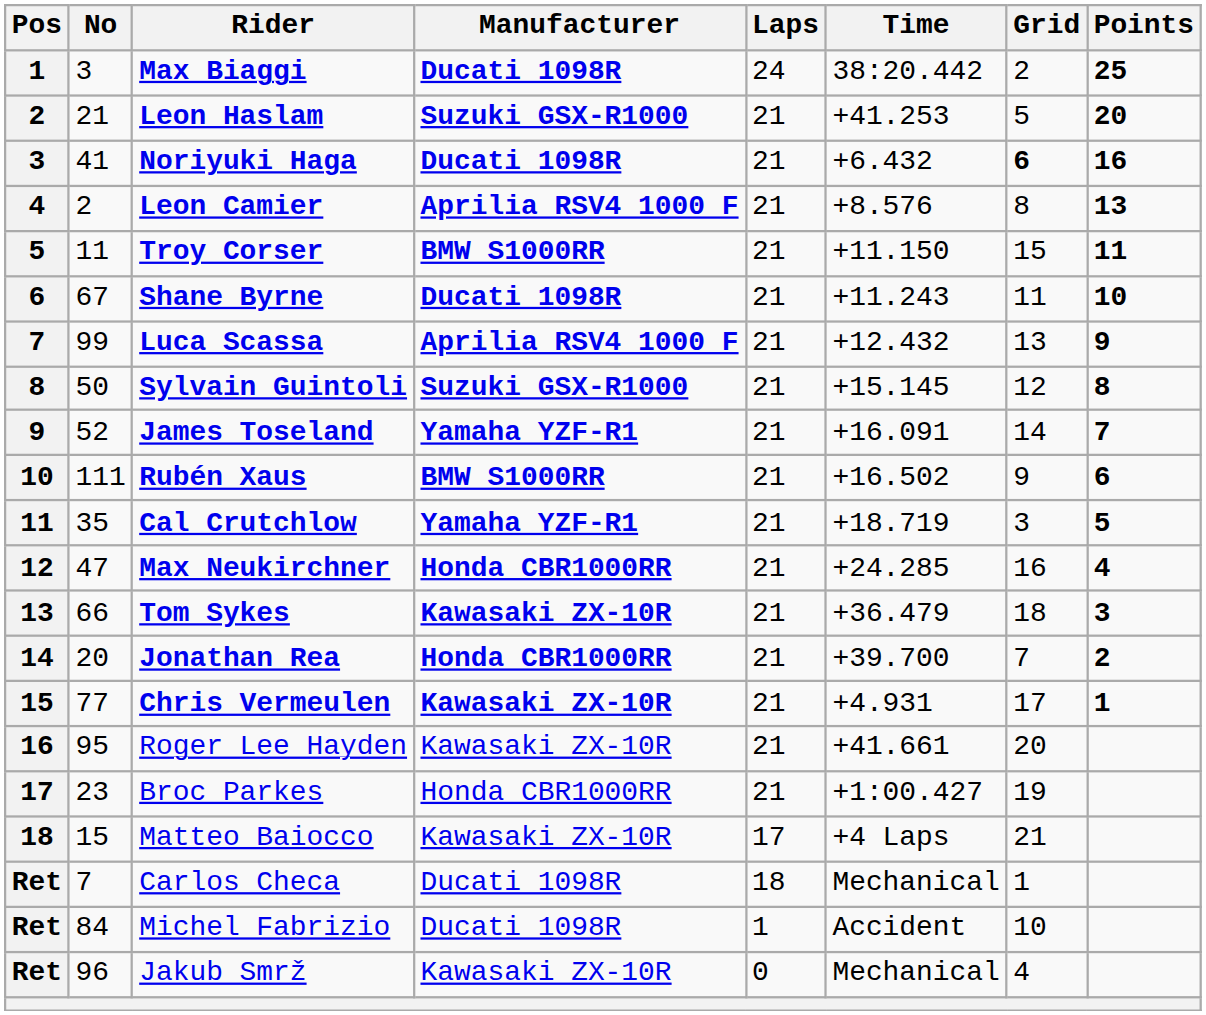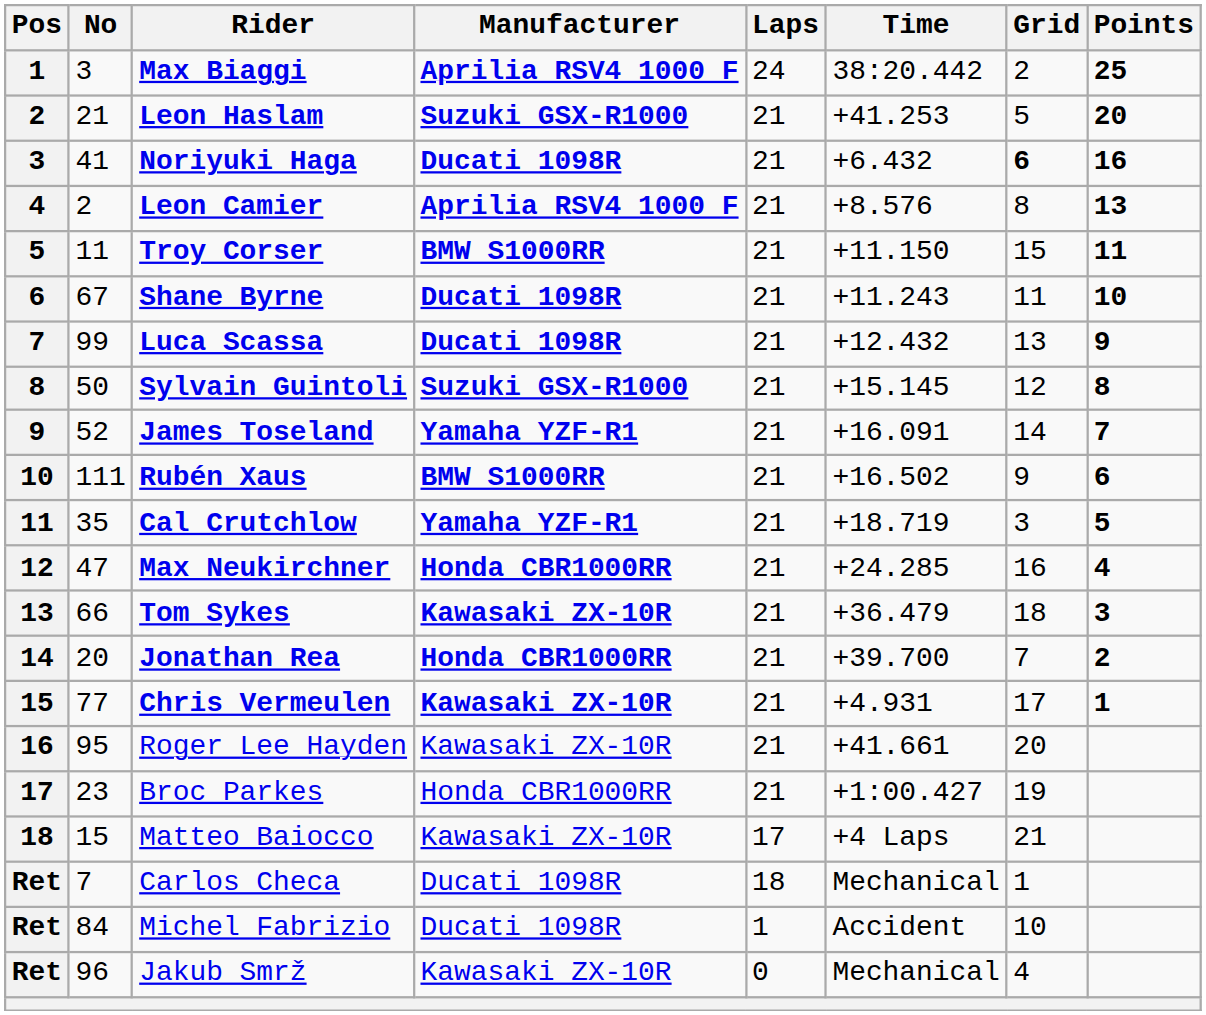(521, 73) Ducati 1098R -> (580, 73) Aprilia RSV4 1000 F
(580, 343) Aprilia RSV4 1000 F -> (521, 343) Ducati 1098R
